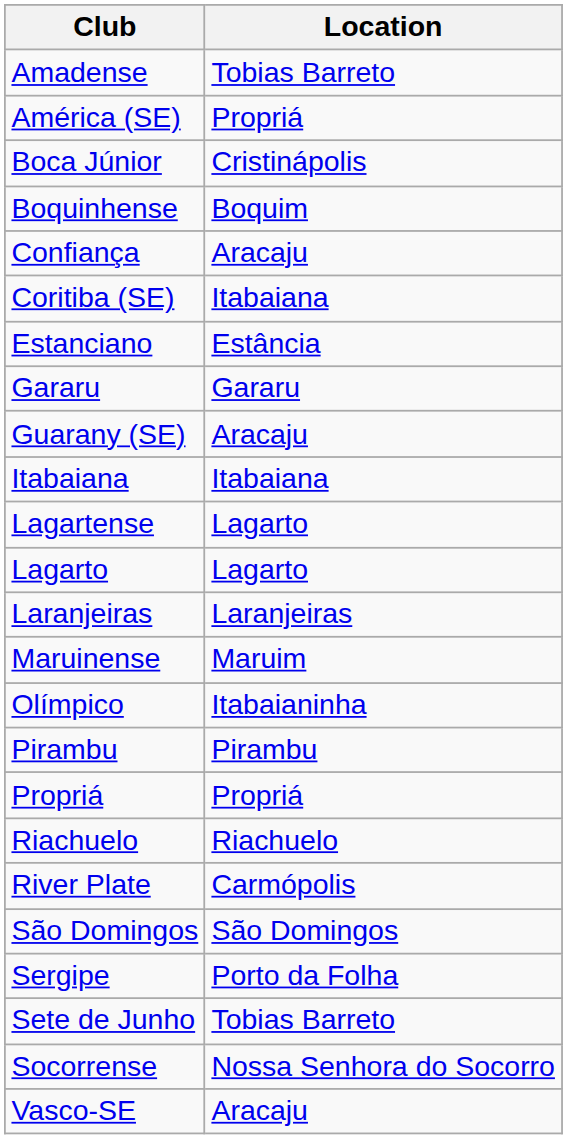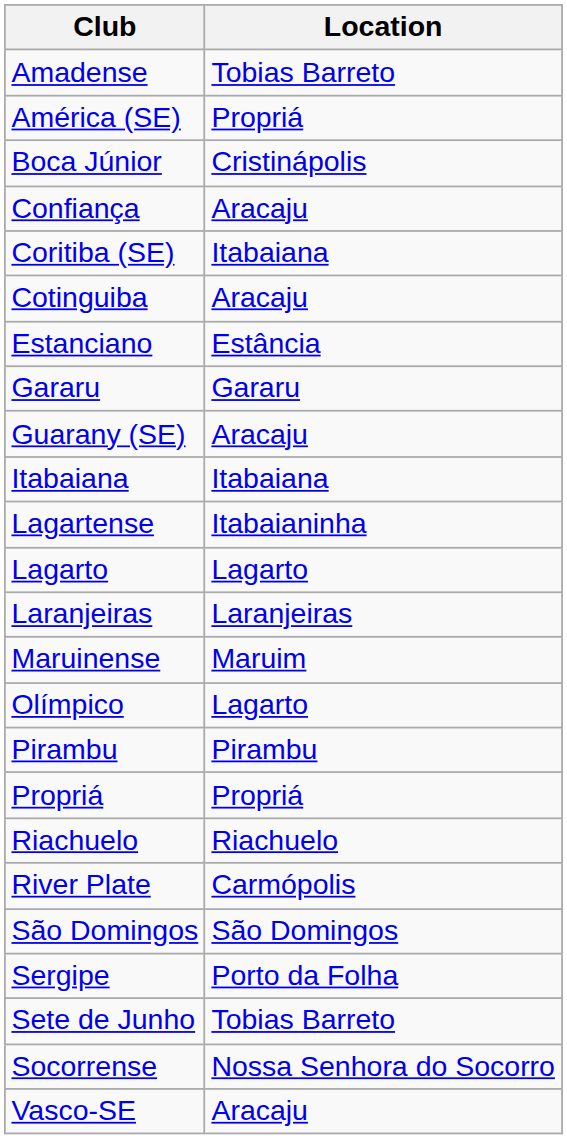- row: (95, 207)
+ row: (80, 298)
(260, 523) Lagarto -> (289, 523) Itabaianinha
(289, 704) Itabaianinha -> (260, 704) Lagarto
